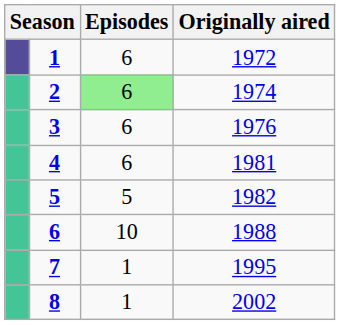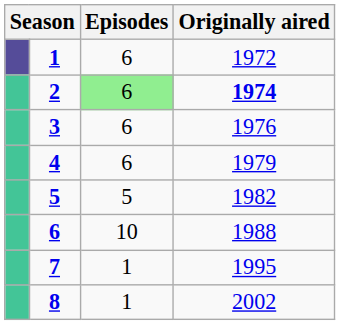(254, 92) normal -> (254, 92) bold
(254, 162) 1981 -> (254, 162) 1979
